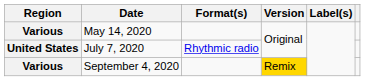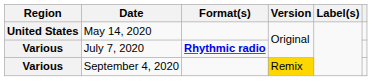(43, 31) Various -> (43, 31) United States
(43, 48) United States -> (43, 48) Various
(221, 48) normal -> (225, 48) bold
